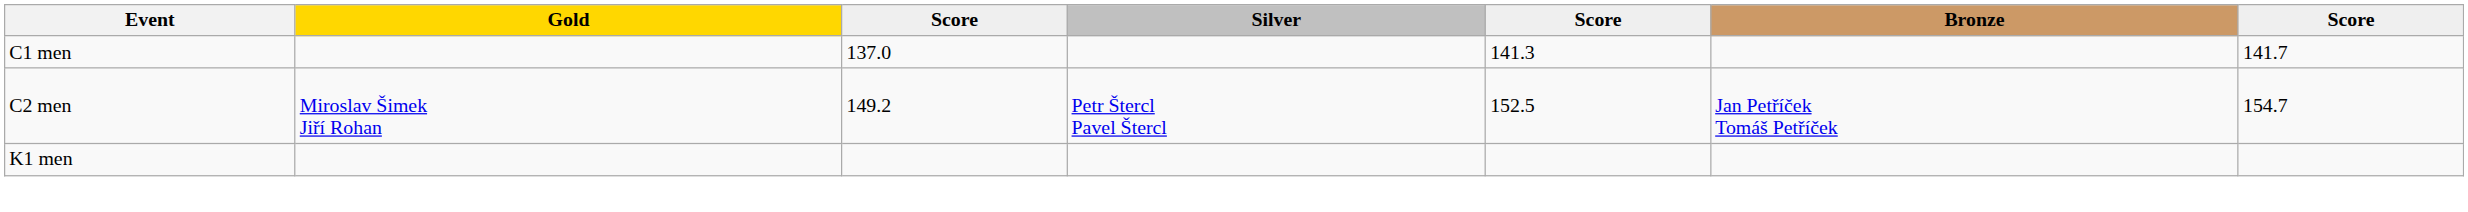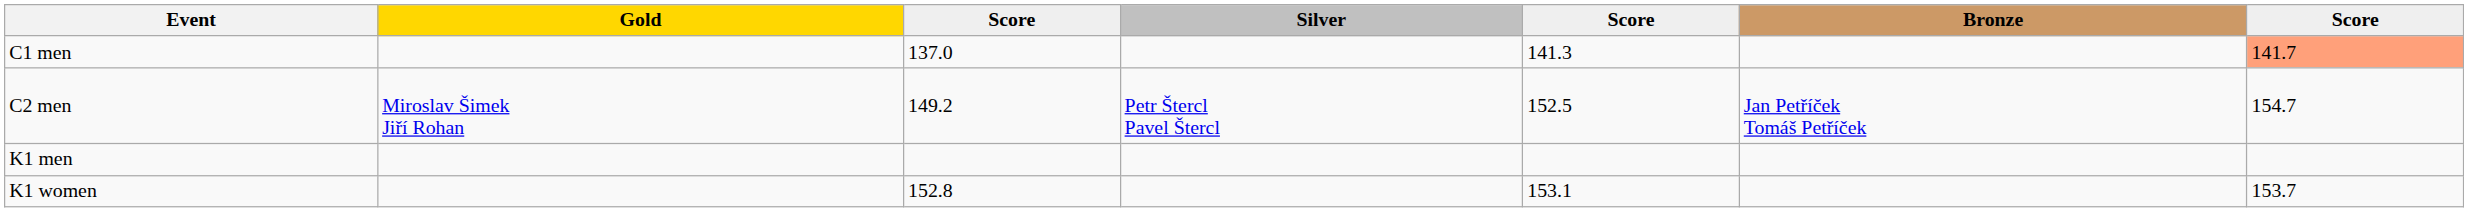(2265, 51) no background -> (2274, 51) lightsalmon background
+ row: (53, 190)
